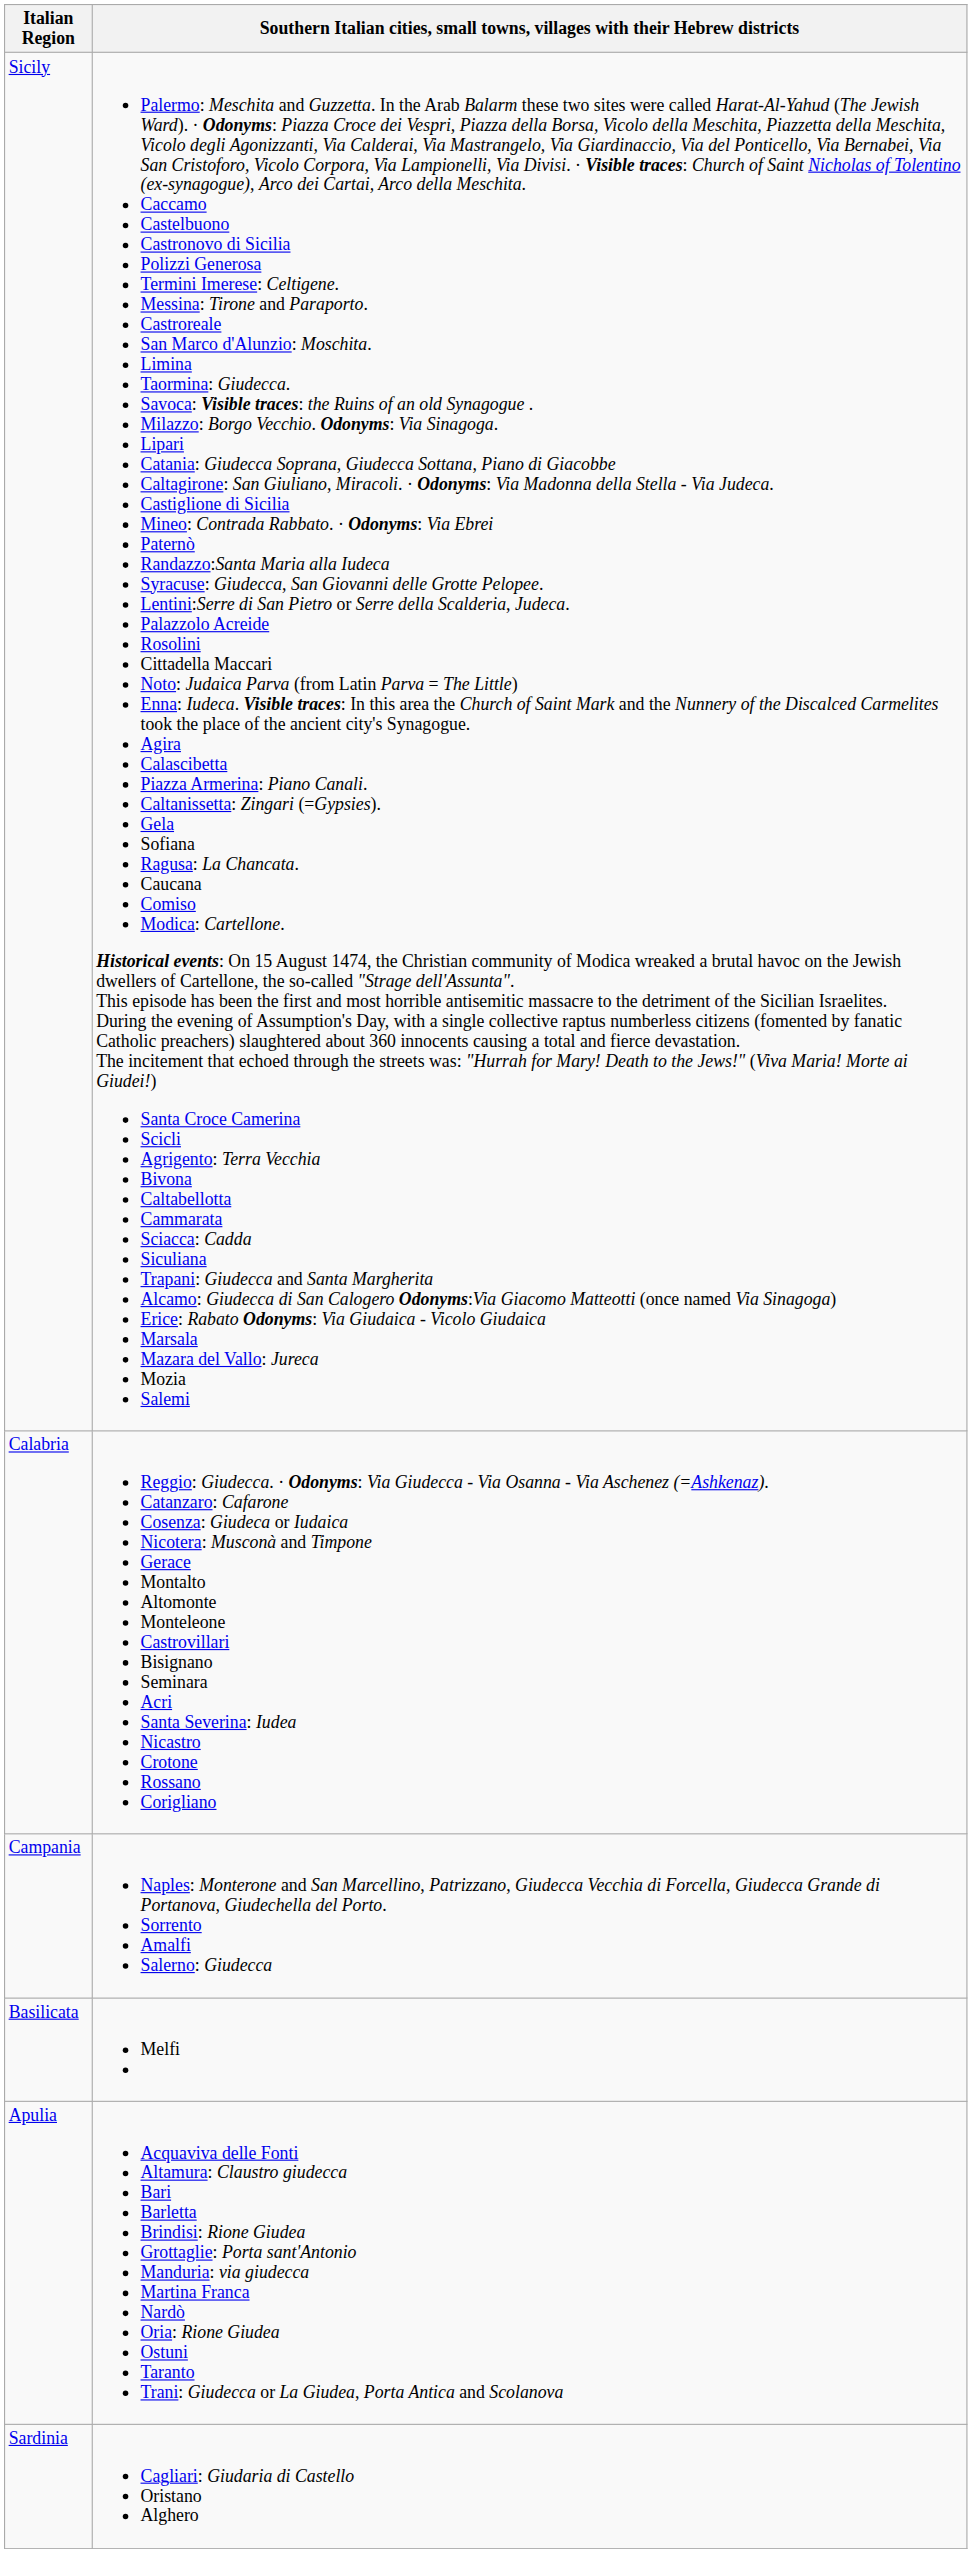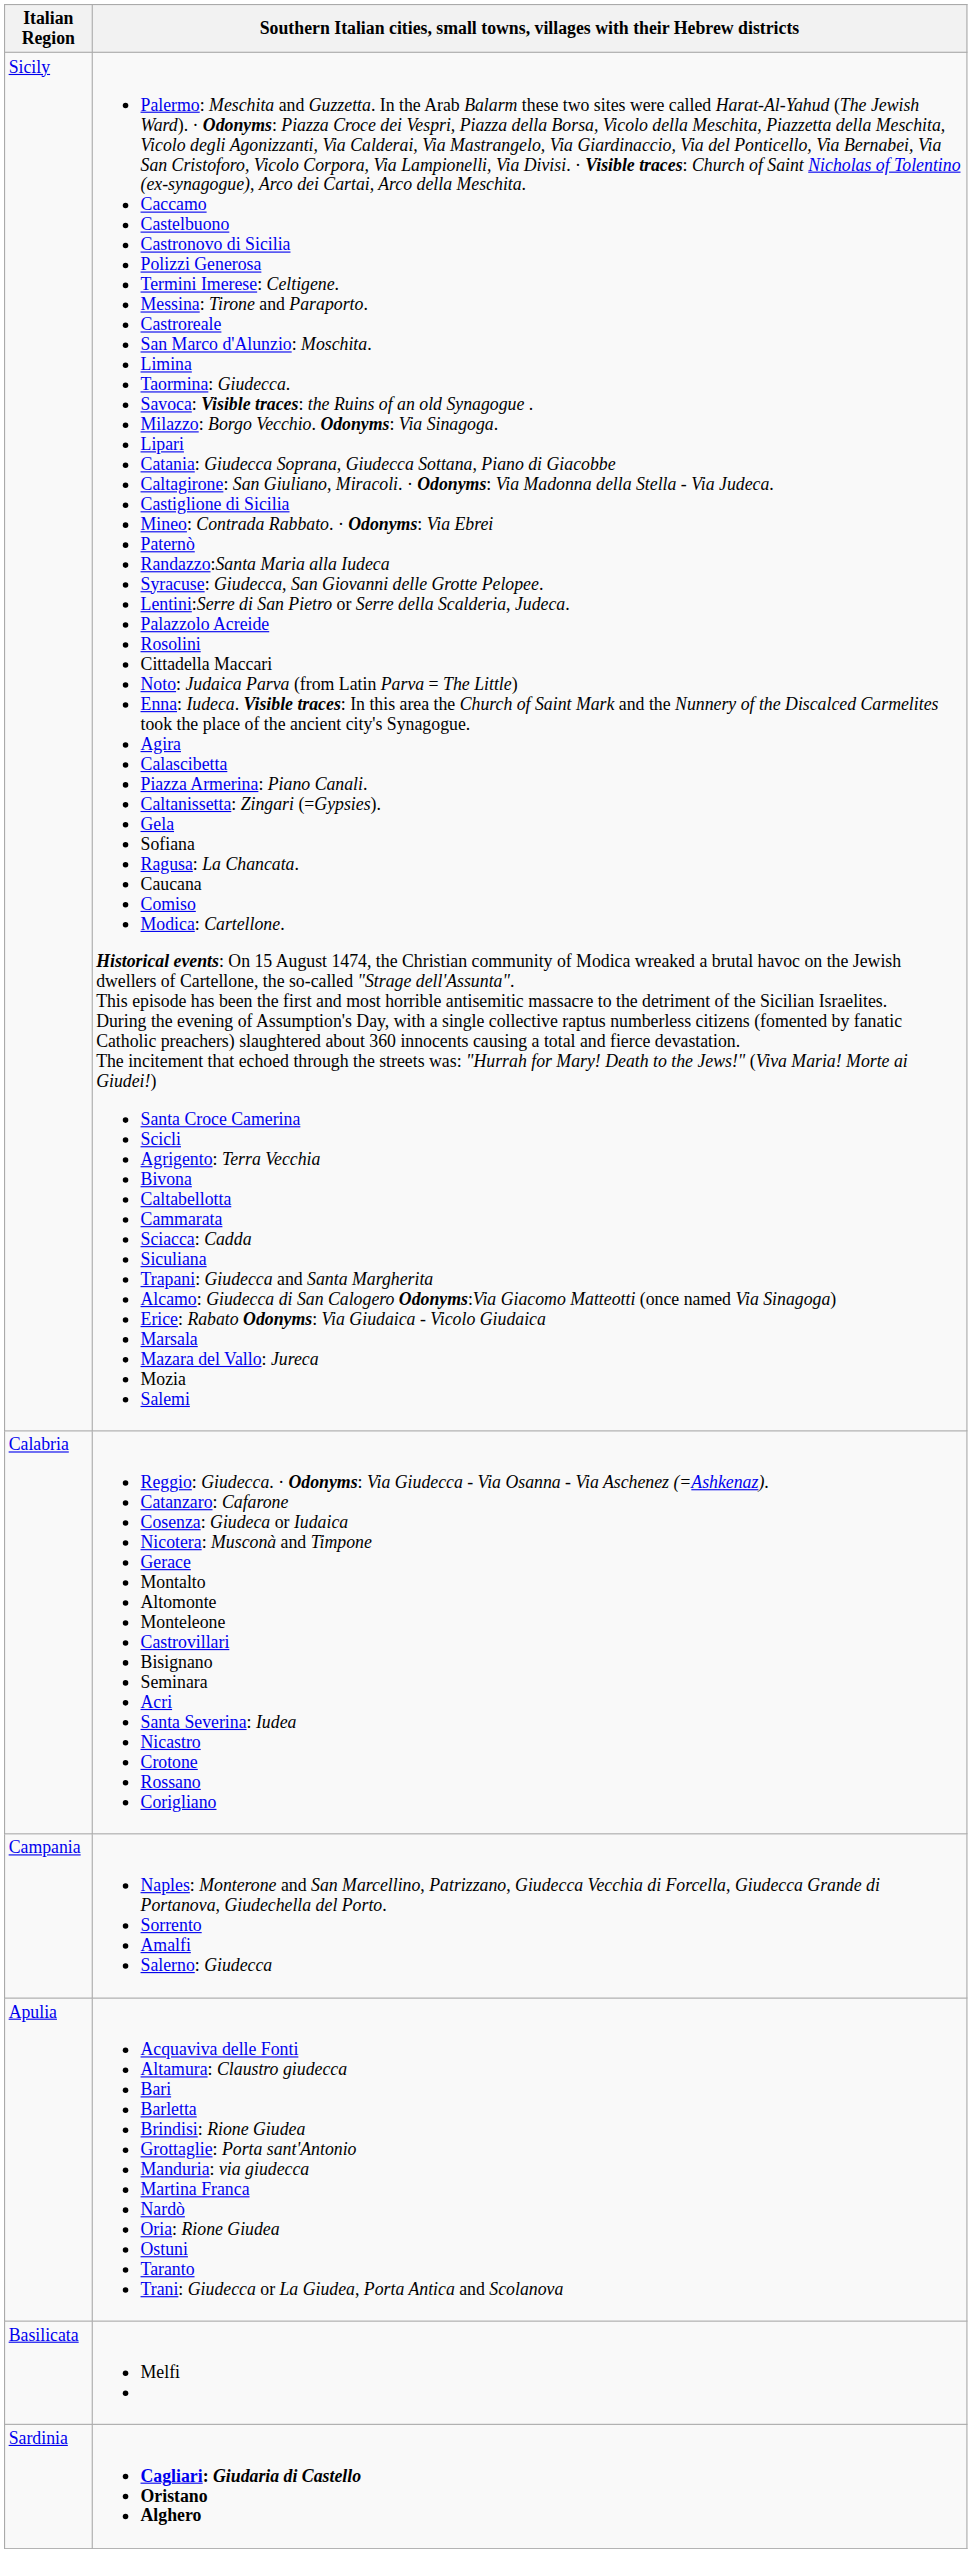rows swapped: (44, 2011) <-> (33, 2115)
(529, 2496) normal -> (529, 2496) bold
